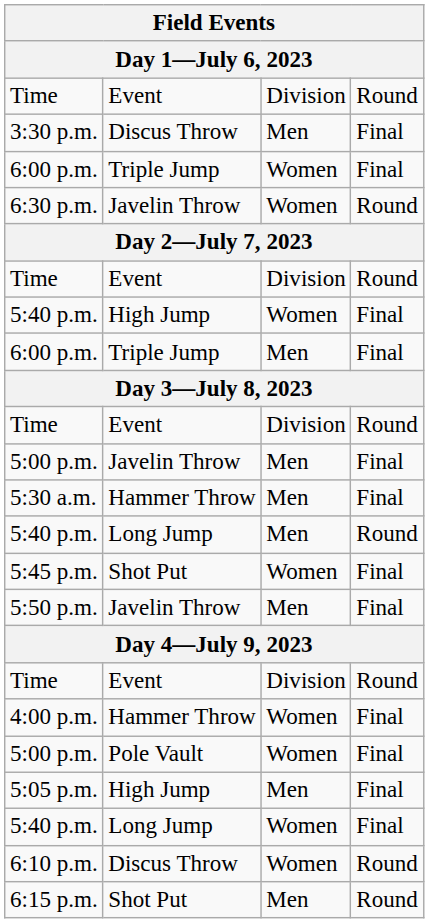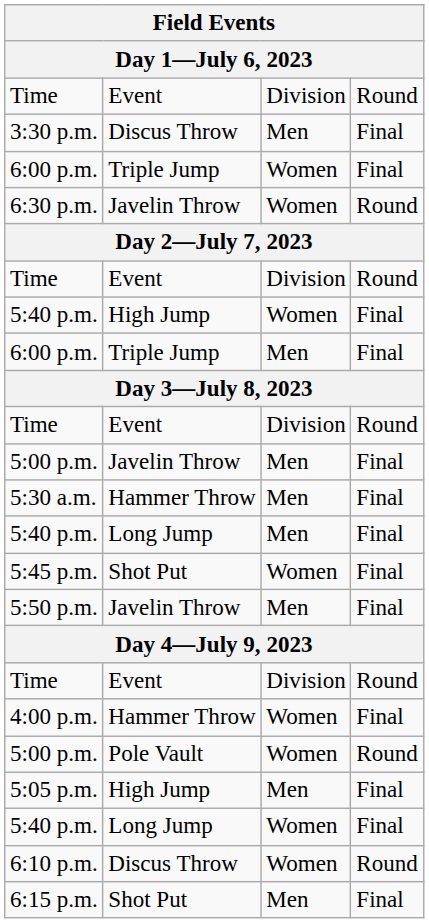(387, 534) Round -> (380, 534) Final
(380, 753) Final -> (387, 753) Round
(387, 899) Round -> (380, 899) Final
